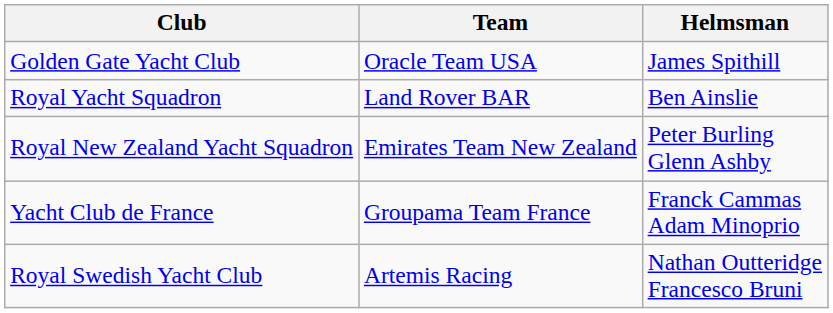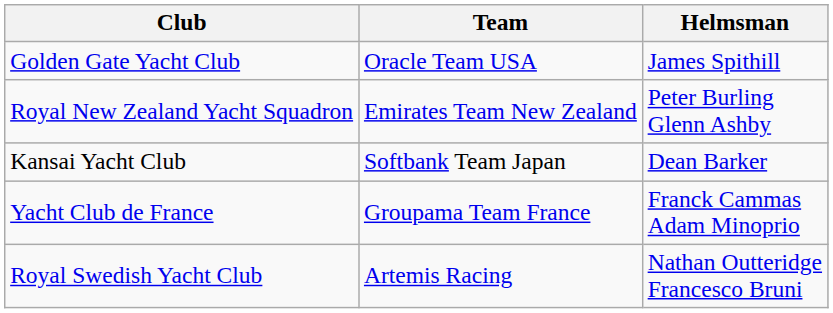- row: (116, 97)
+ row: (98, 161)
